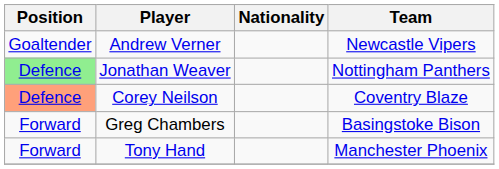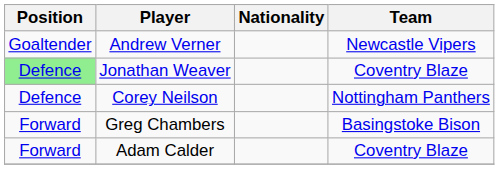(411, 71) Nottingham Panthers -> (411, 71) Coventry Blaze
(50, 97) lightsalmon background -> (50, 97) no background
(411, 97) Coventry Blaze -> (411, 97) Nottingham Panthers
+ row: (165, 151)
- row: (165, 151)
